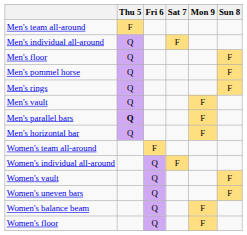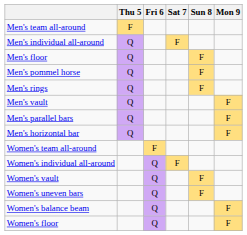columns swapped: (230, 12) <-> (203, 12)
(130, 118) bold -> (130, 118) normal
